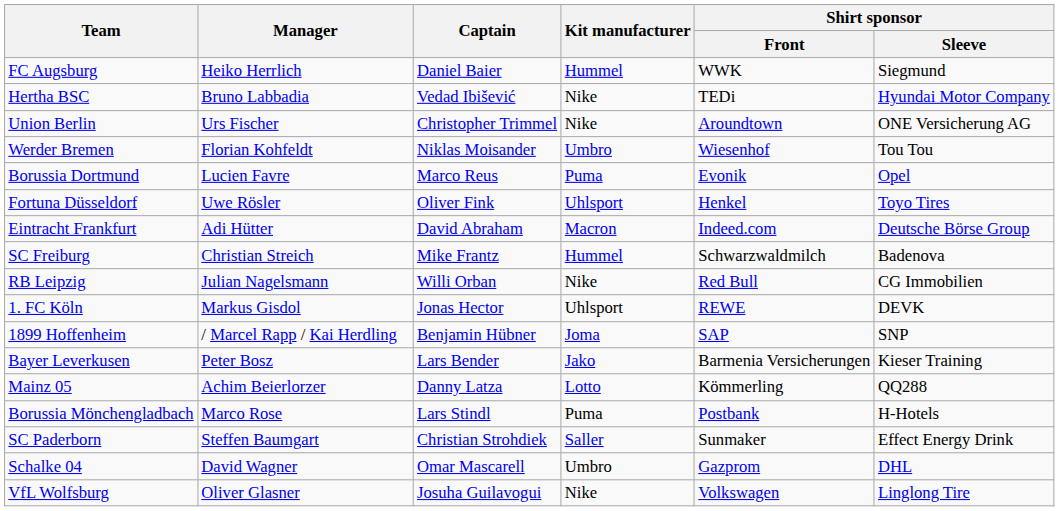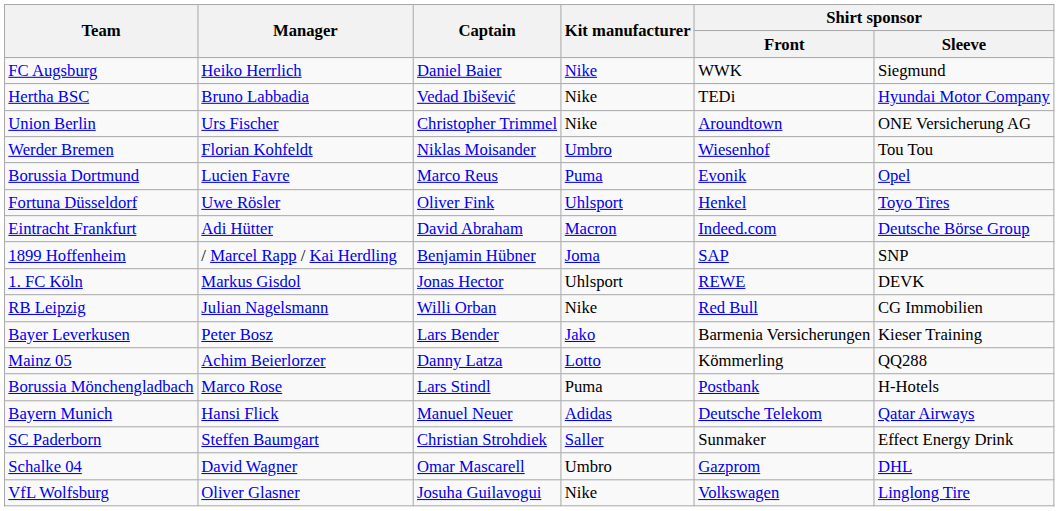(594, 70) Hummel -> (581, 70) Nike
- row: (49, 255)
rows swapped: (67, 334) <-> (47, 281)
+ row: (60, 413)
